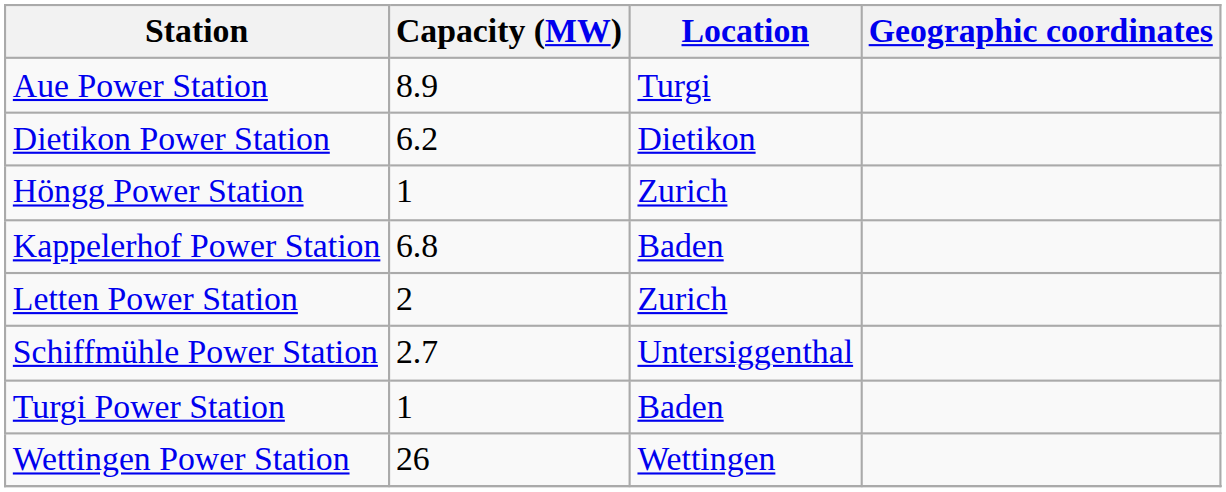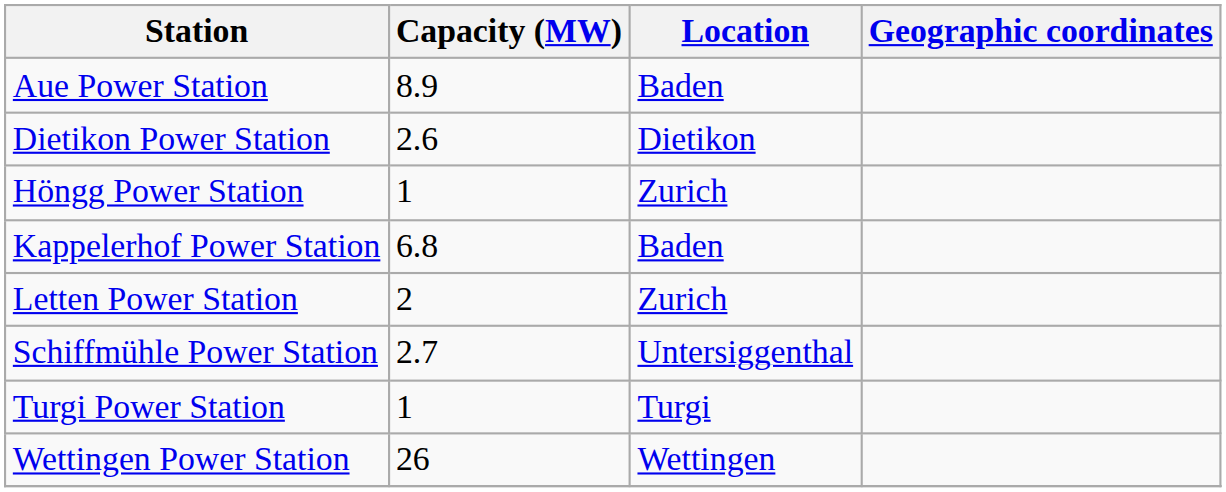(674, 84) Turgi -> (681, 84) Baden
(417, 138) 6.2 -> (417, 138) 2.6
(681, 406) Baden -> (674, 406) Turgi
